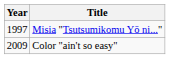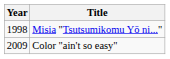(17, 29) 1997 -> (17, 29) 1998
